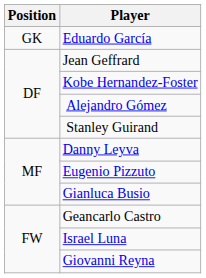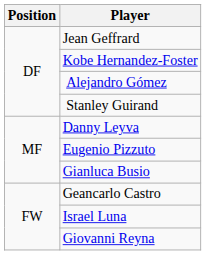- row: (107, 37)
